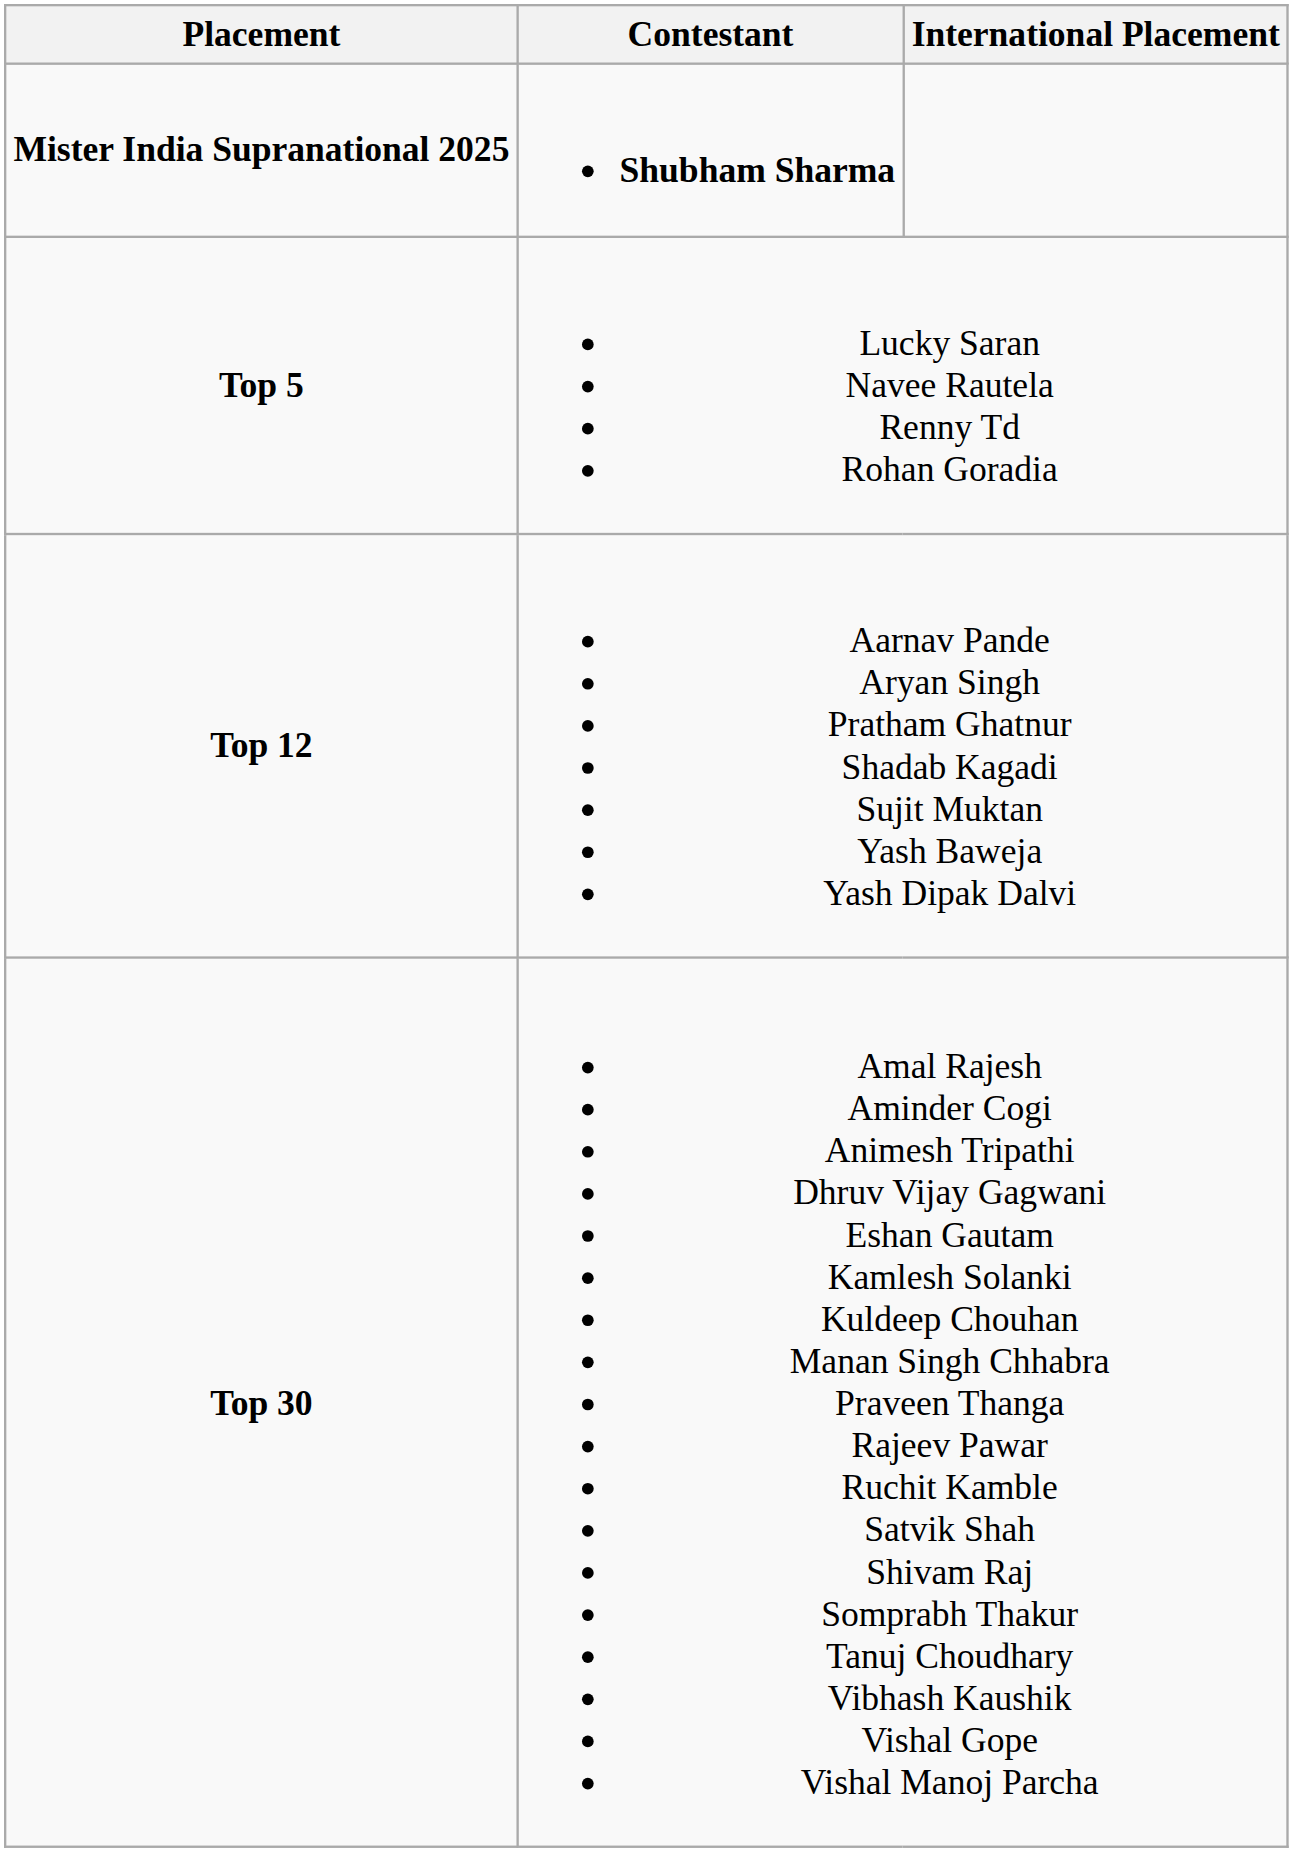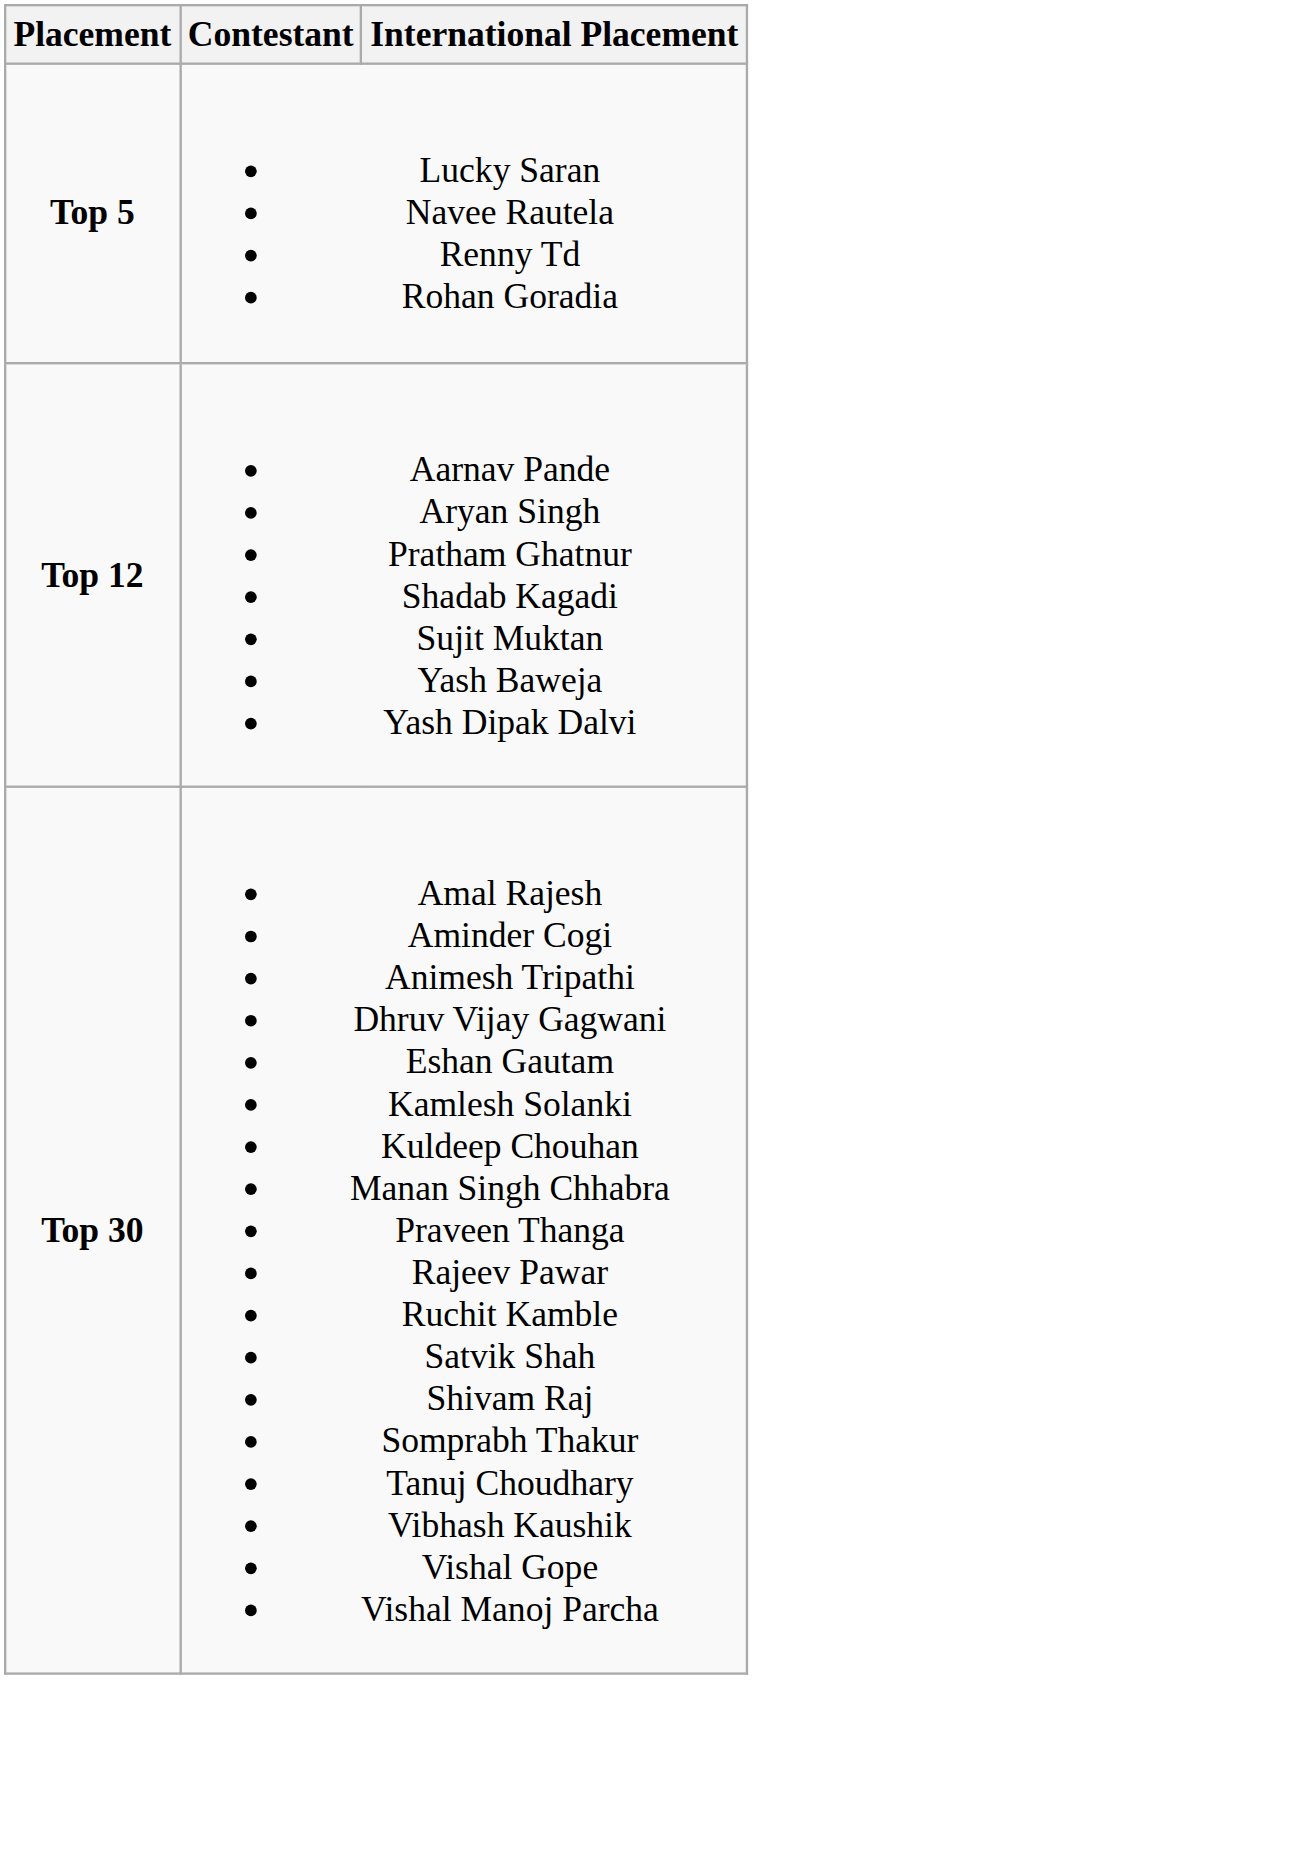- row: (261, 149)
